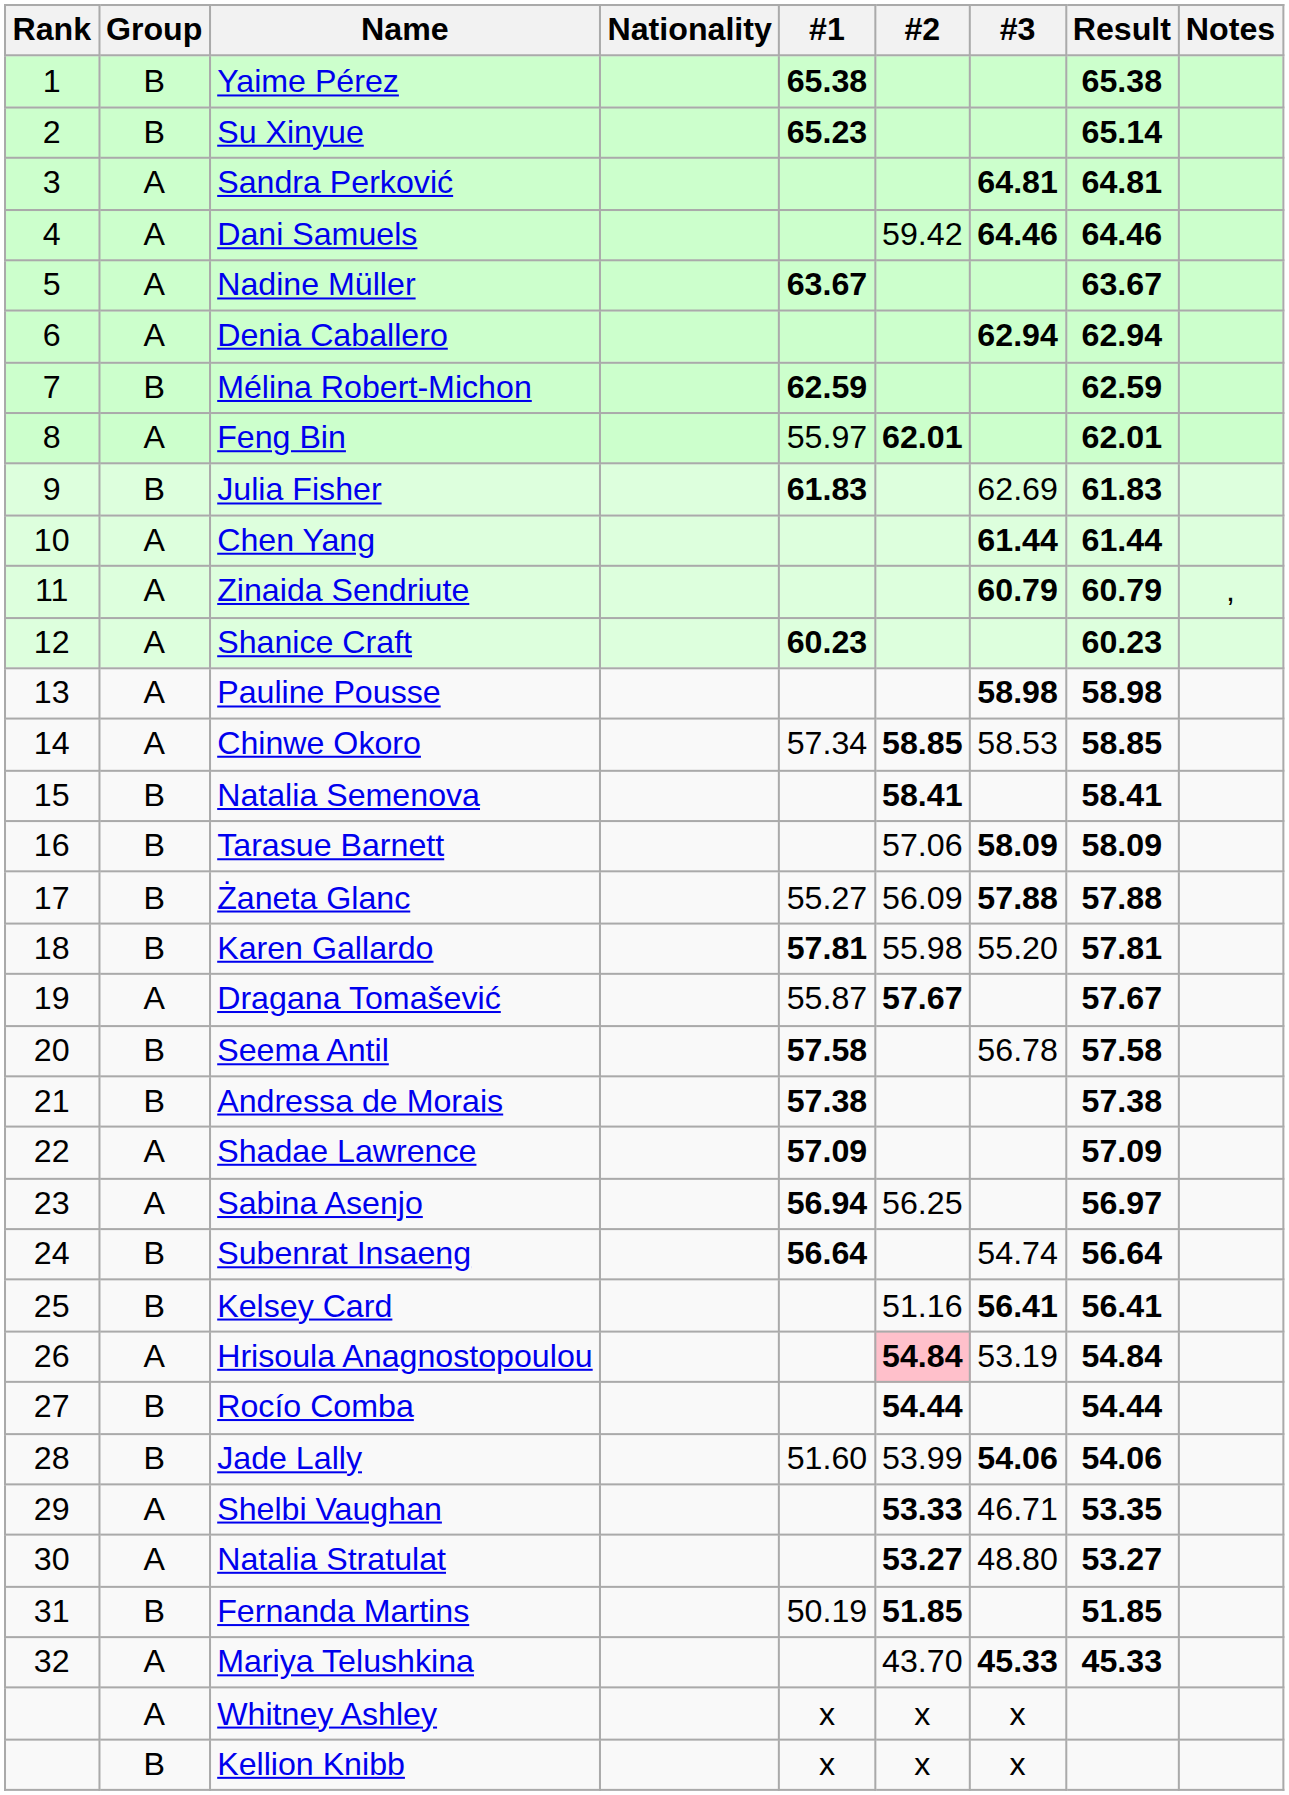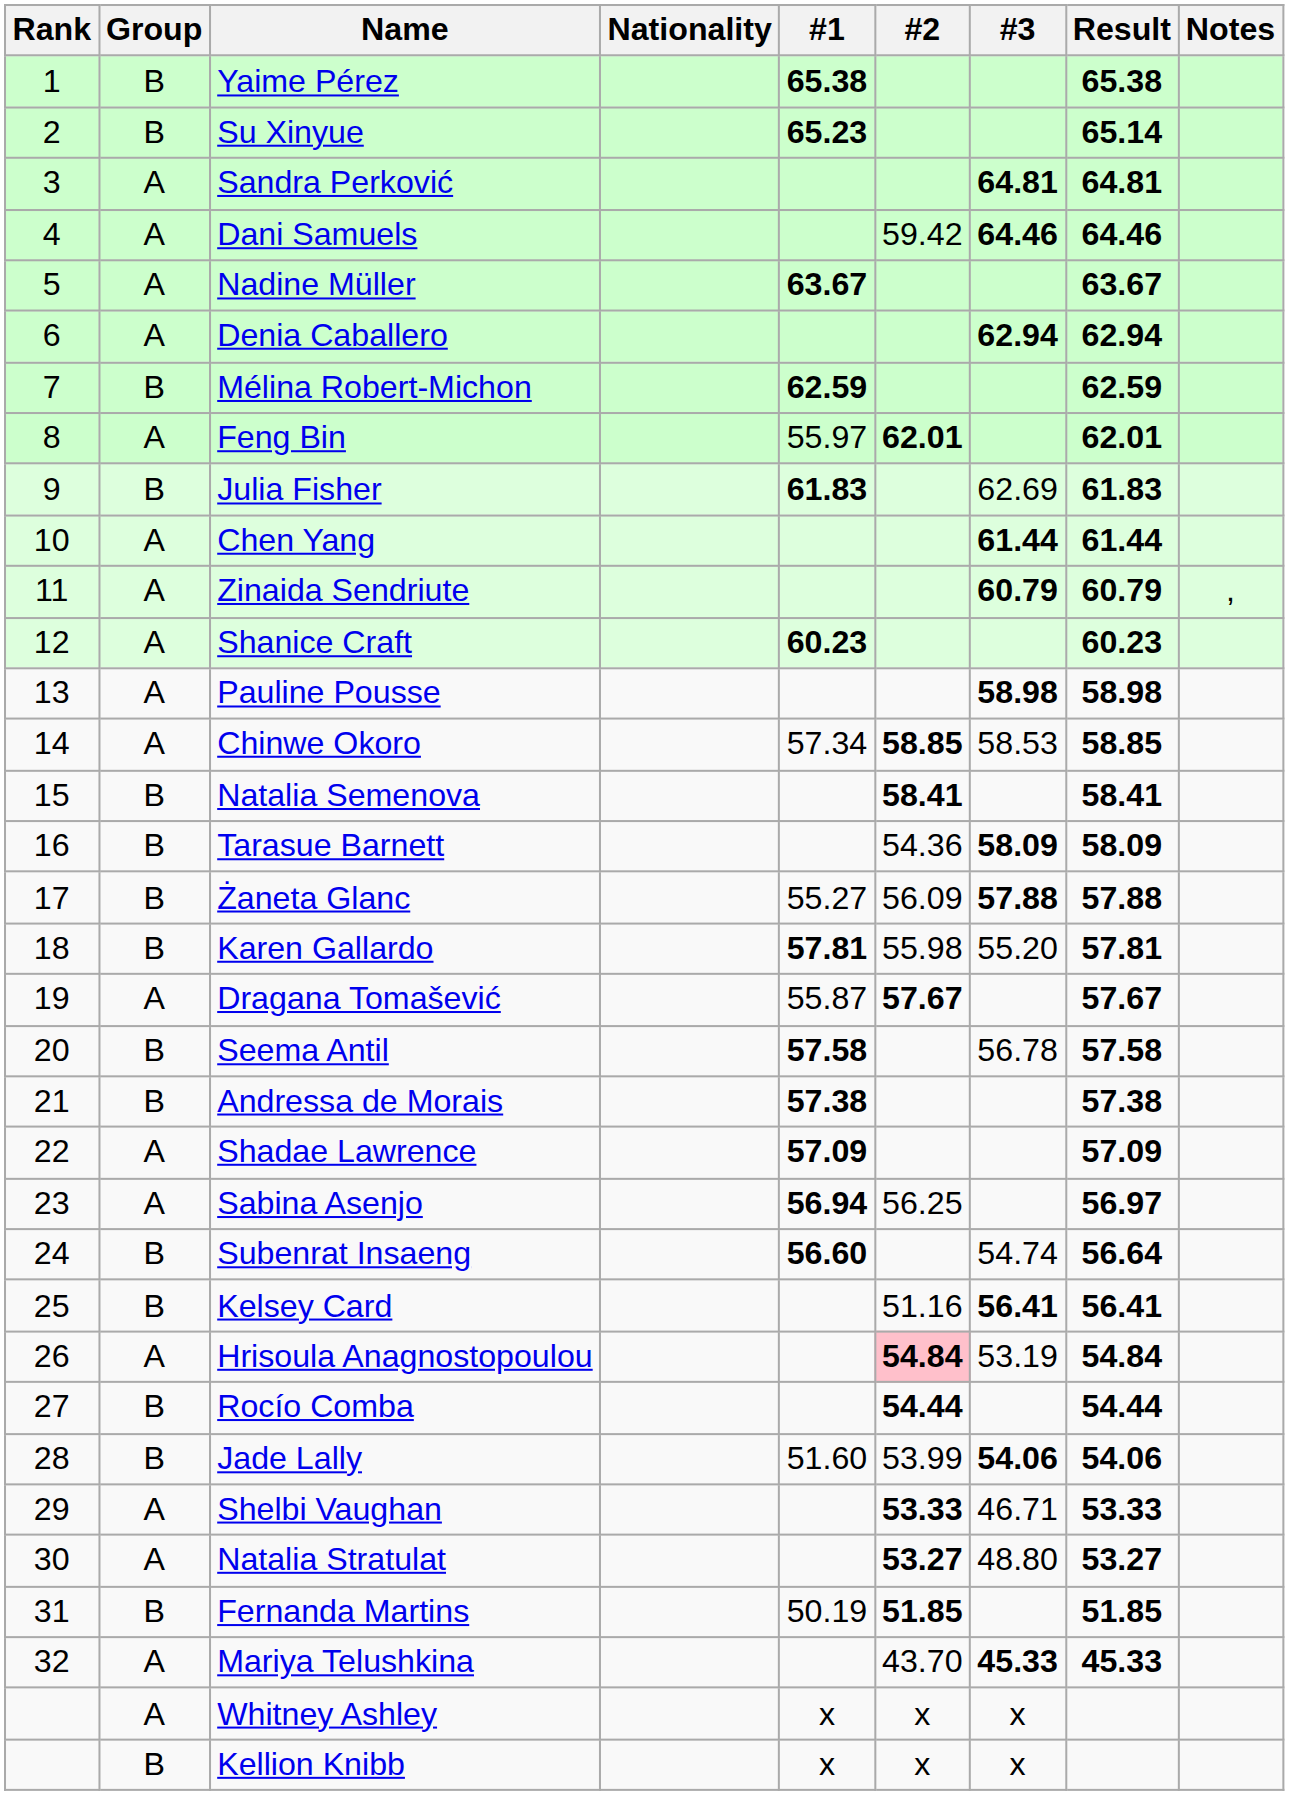(922, 846) 57.06 -> (922, 846) 54.36
(827, 1254) 56.64 -> (827, 1254) 56.60
(1122, 1509) 53.35 -> (1122, 1509) 53.33
